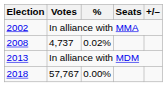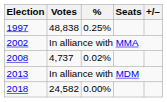+ row: (17, 27)
(64, 74) 57,767 -> (64, 89) 24,582
